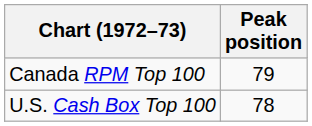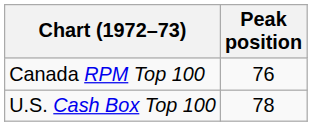(264, 74) 79 -> (264, 74) 76
